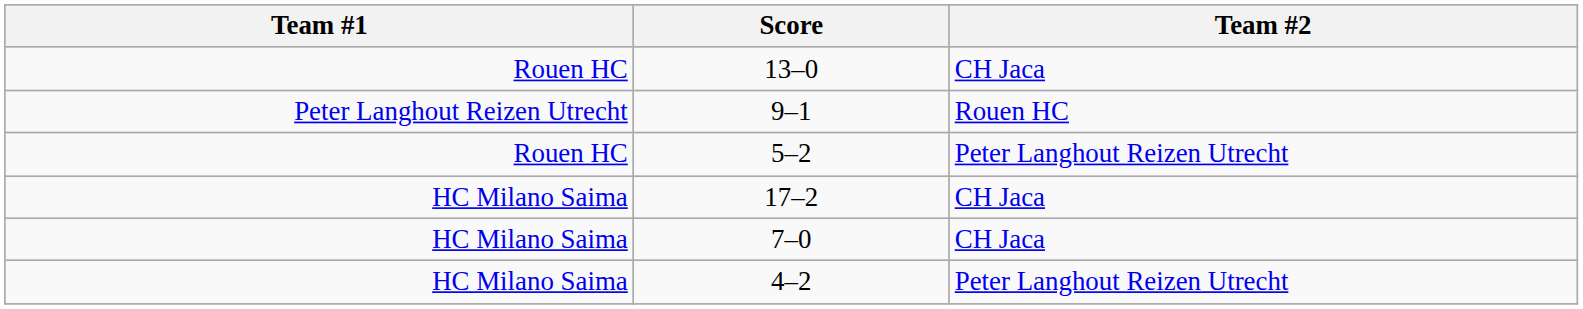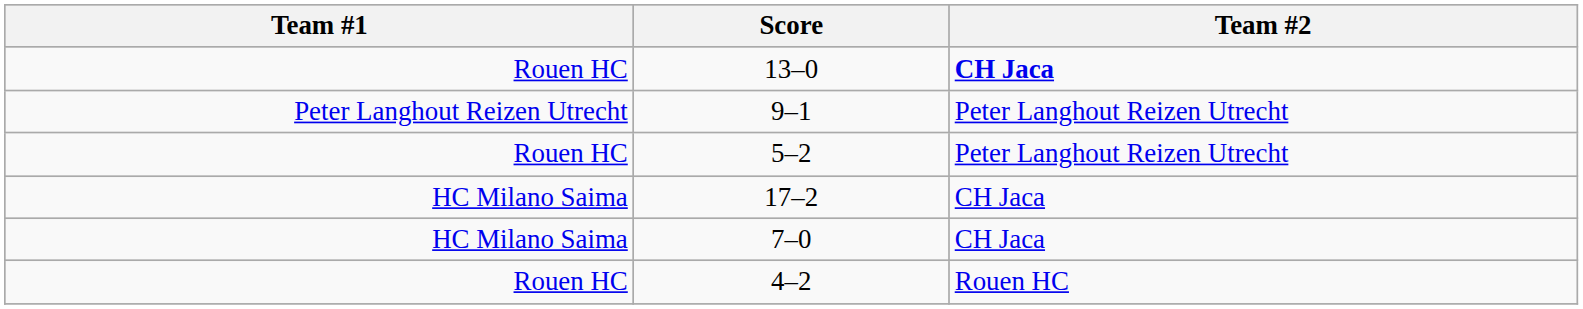(1000, 68) normal -> (1004, 68) bold
(1012, 111) Rouen HC -> (1122, 111) Peter Langhout Reizen Utrecht
(530, 281) HC Milano Saima -> (571, 281) Rouen HC
(1122, 281) Peter Langhout Reizen Utrecht -> (1012, 281) Rouen HC
